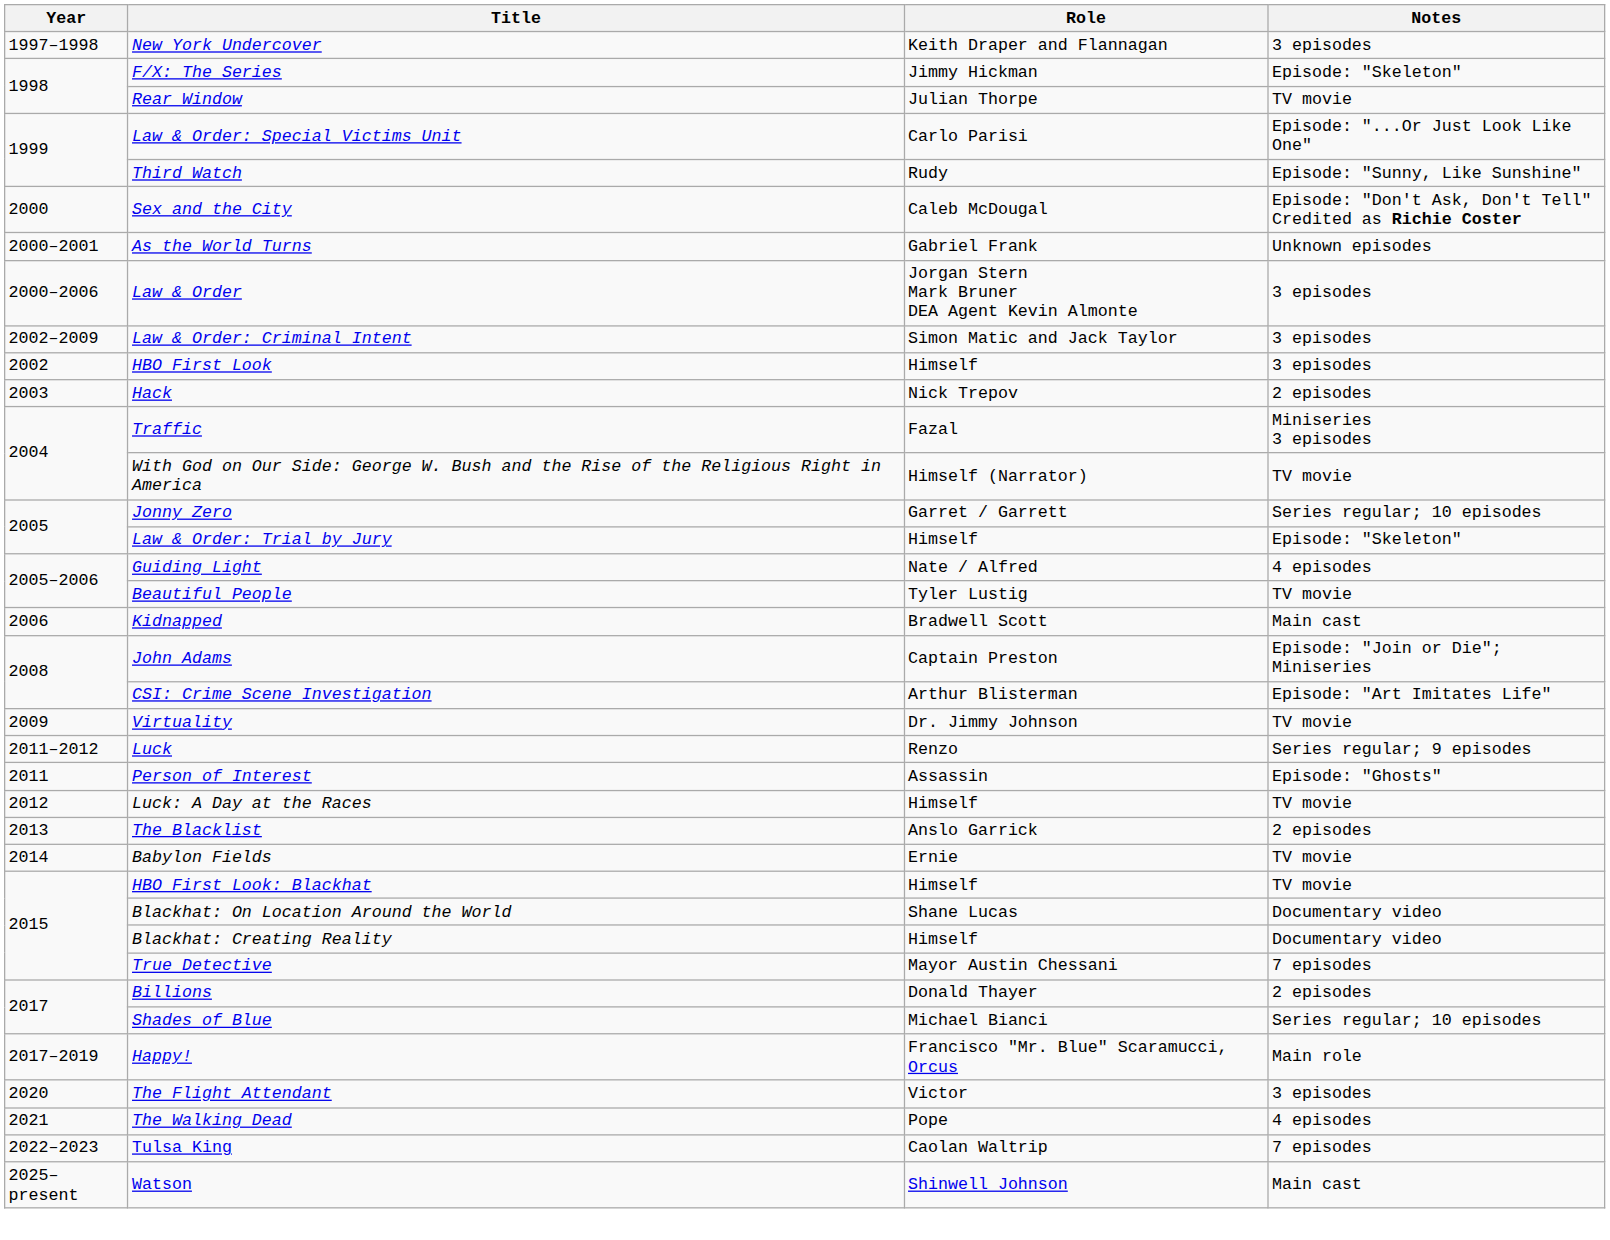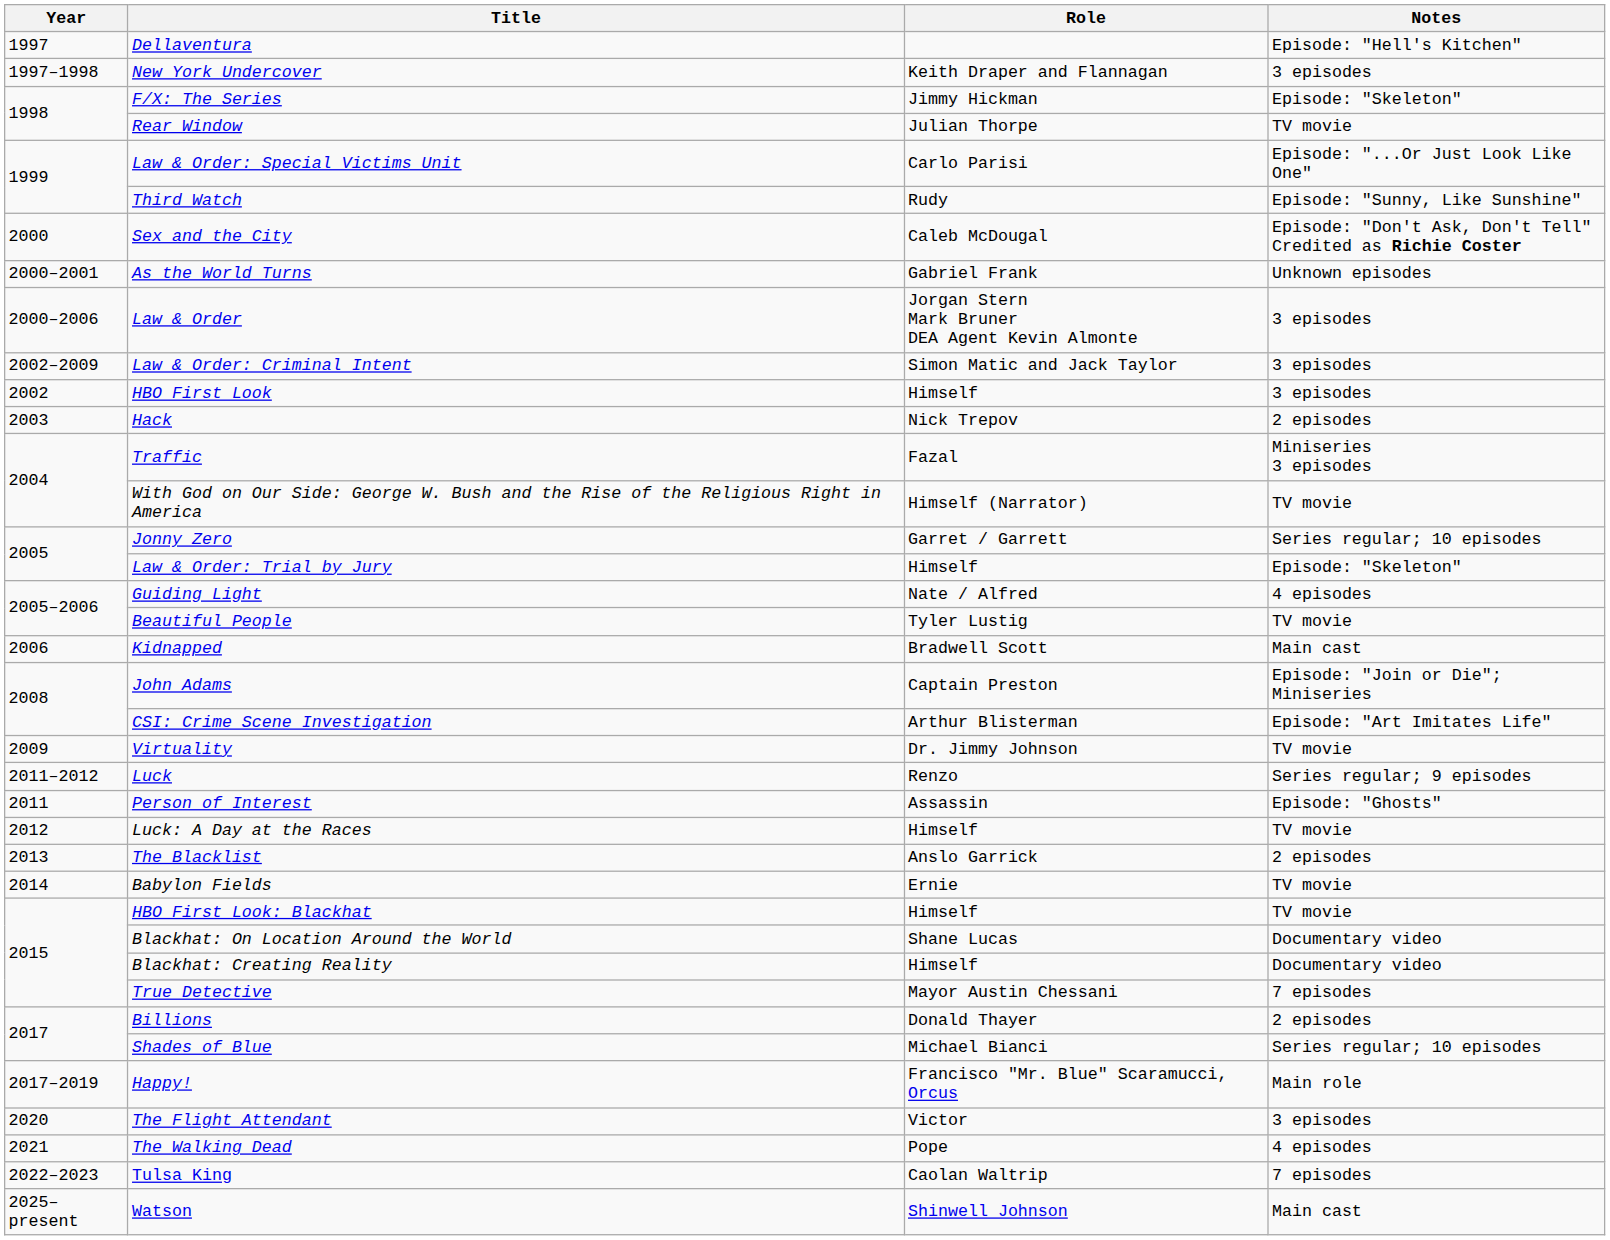+ row: (192, 45)
